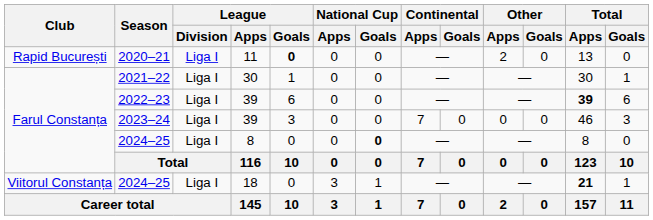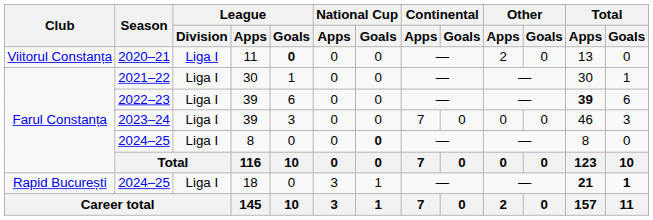(60, 57) Rapid București -> (60, 57) Viitorul Constanța
(60, 183) Viitorul Constanța -> (60, 183) Rapid București
(627, 183) normal -> (627, 183) bold
